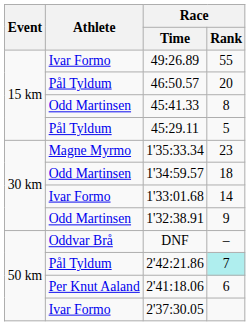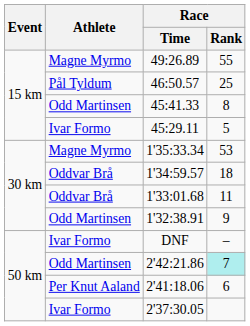(80, 61) Ivar Formo -> (90, 61) Magne Myrmo
(226, 83) 20 -> (226, 83) 25
(80, 128) Pål Tyldum -> (80, 128) Ivar Formo
(226, 151) 23 -> (226, 151) 53
(90, 174) Odd Martinsen -> (81, 174) Oddvar Brå
(80, 196) Ivar Formo -> (81, 196) Oddvar Brå
(226, 196) 14 -> (226, 196) 11
(81, 241) Oddvar Brå -> (80, 241) Ivar Formo
(80, 264) Pål Tyldum -> (90, 264) Odd Martinsen
